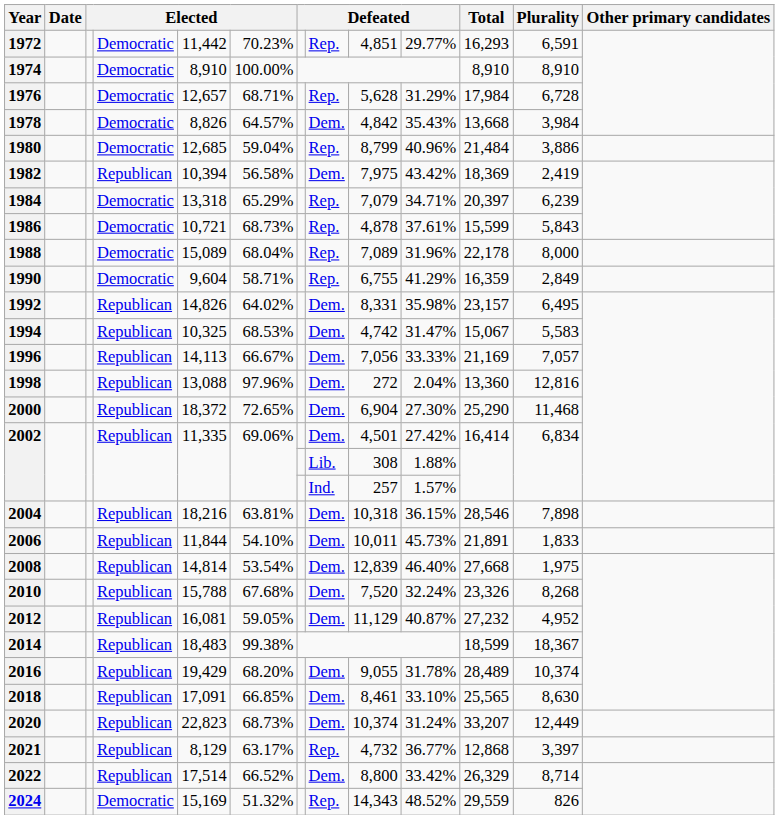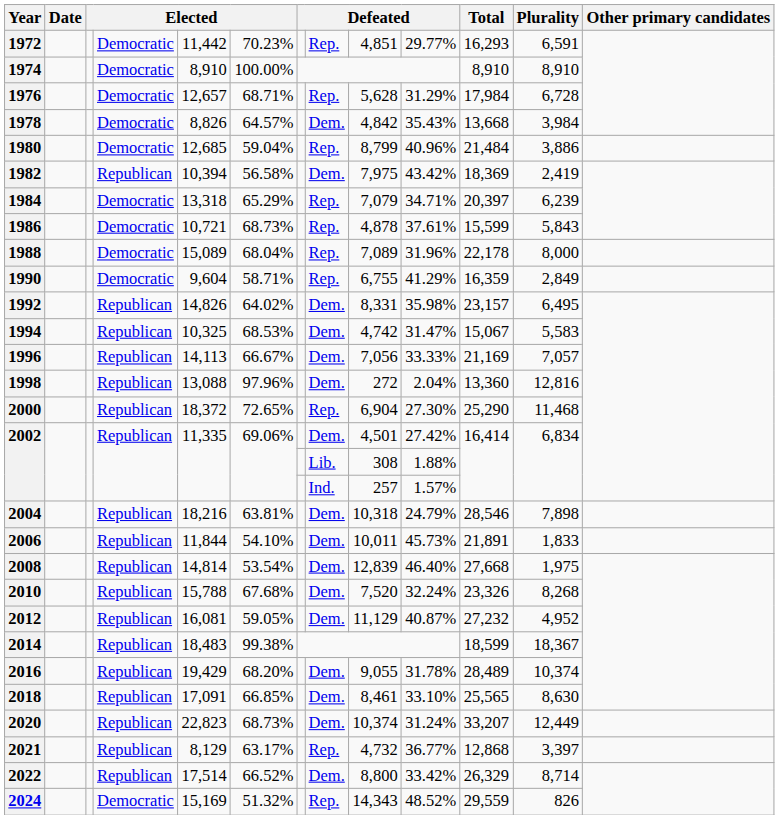(327, 409) Dem. -> (324, 409) Rep.
(431, 514) 36.15% -> (431, 514) 24.79%
